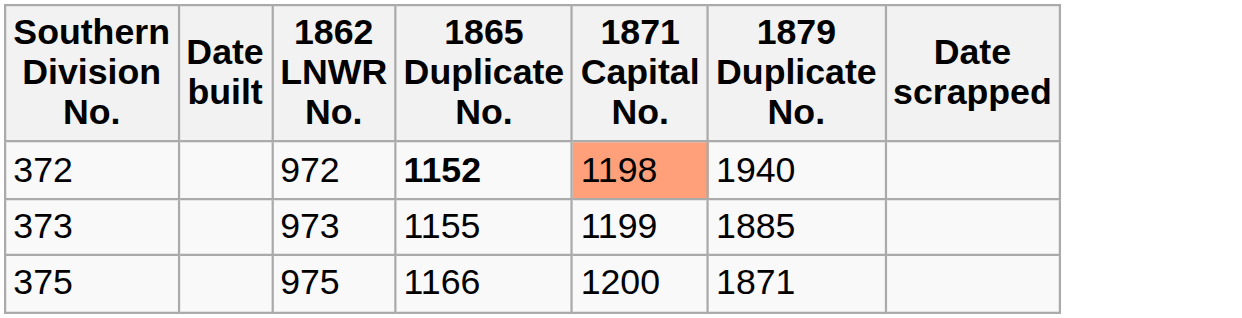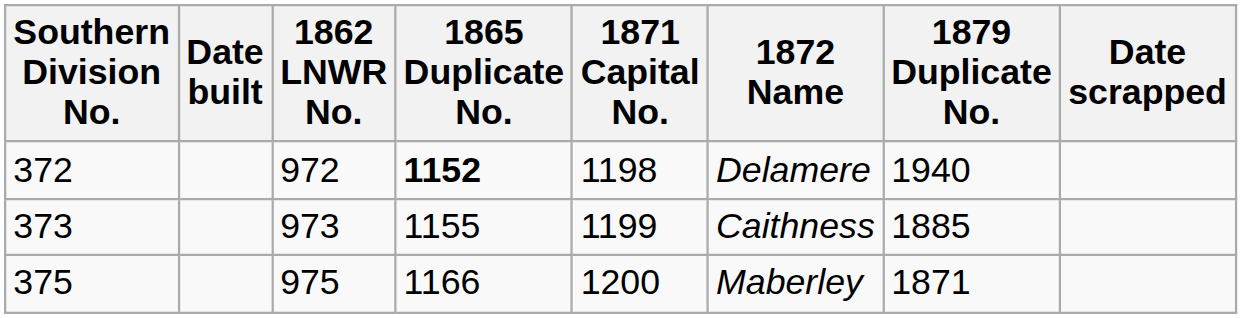+ column: (795, 72)
(619, 169) lightsalmon background -> (619, 169) no background
